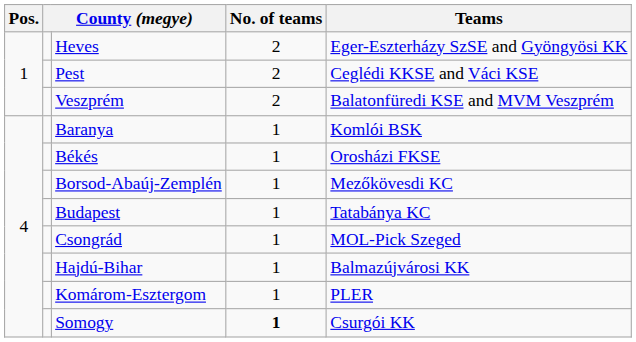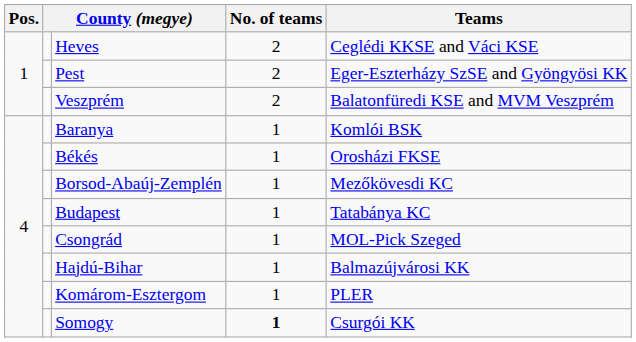(479, 45) Eger-Eszterházy SzSE and Gyöngyösi KK -> (434, 45) Ceglédi KKSE and Váci KSE
(434, 73) Ceglédi KKSE and Váci KSE -> (479, 73) Eger-Eszterházy SzSE and Gyöngyösi KK
